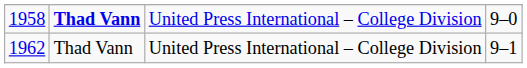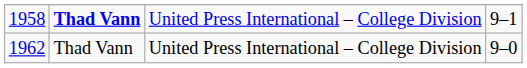(504, 18) 9–0 -> (504, 18) 9–1
(504, 47) 9–1 -> (504, 47) 9–0
